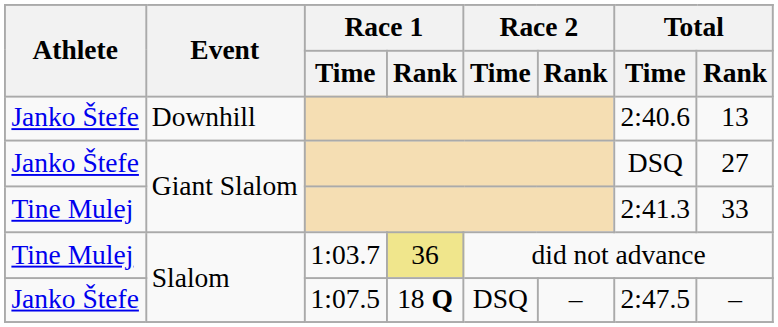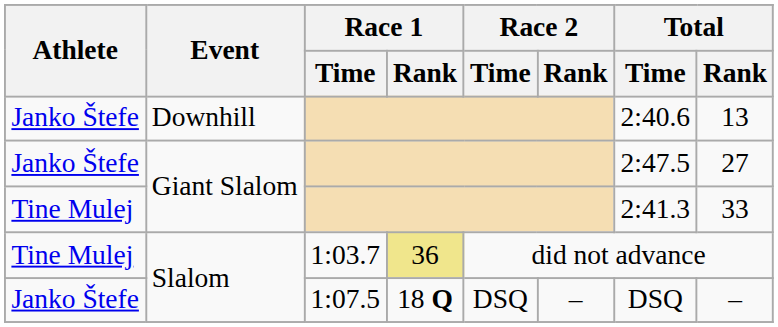(655, 163) DSQ -> (655, 163) 2:47.5
(655, 299) 2:47.5 -> (655, 299) DSQ
